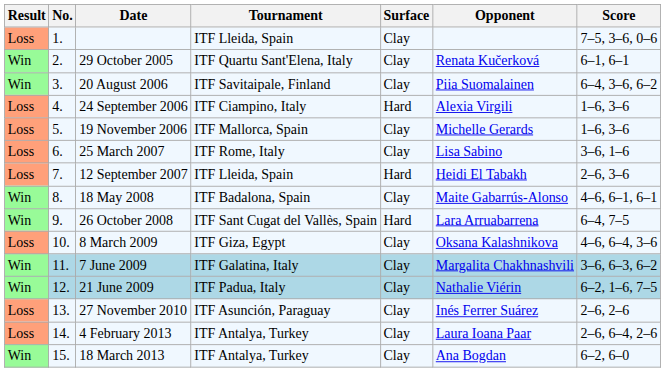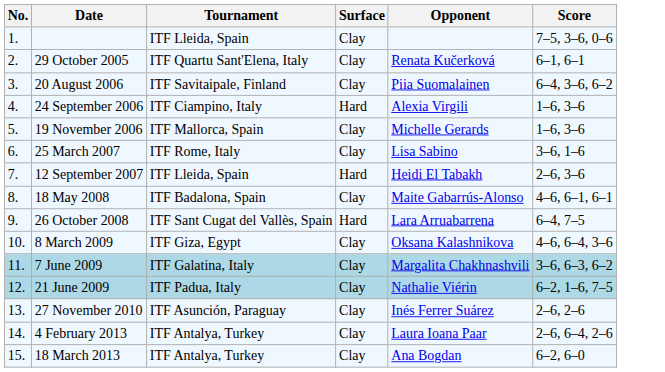- column: (27, 15)
